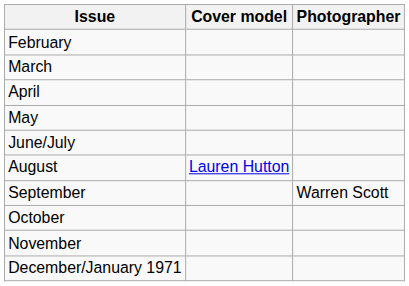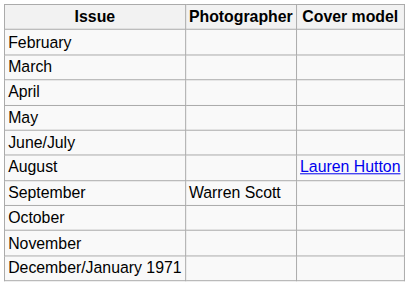columns swapped: (239, 17) <-> (349, 17)
